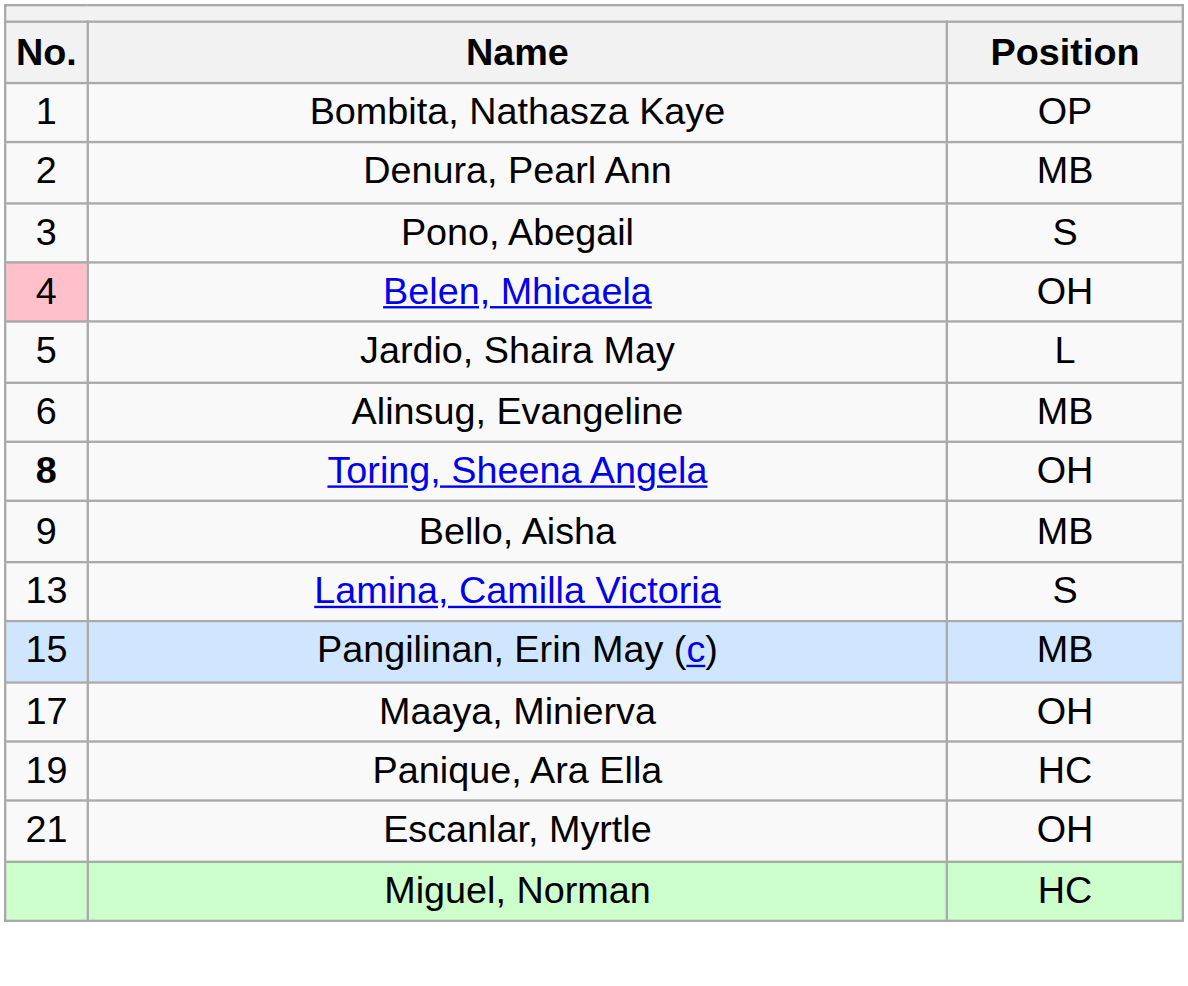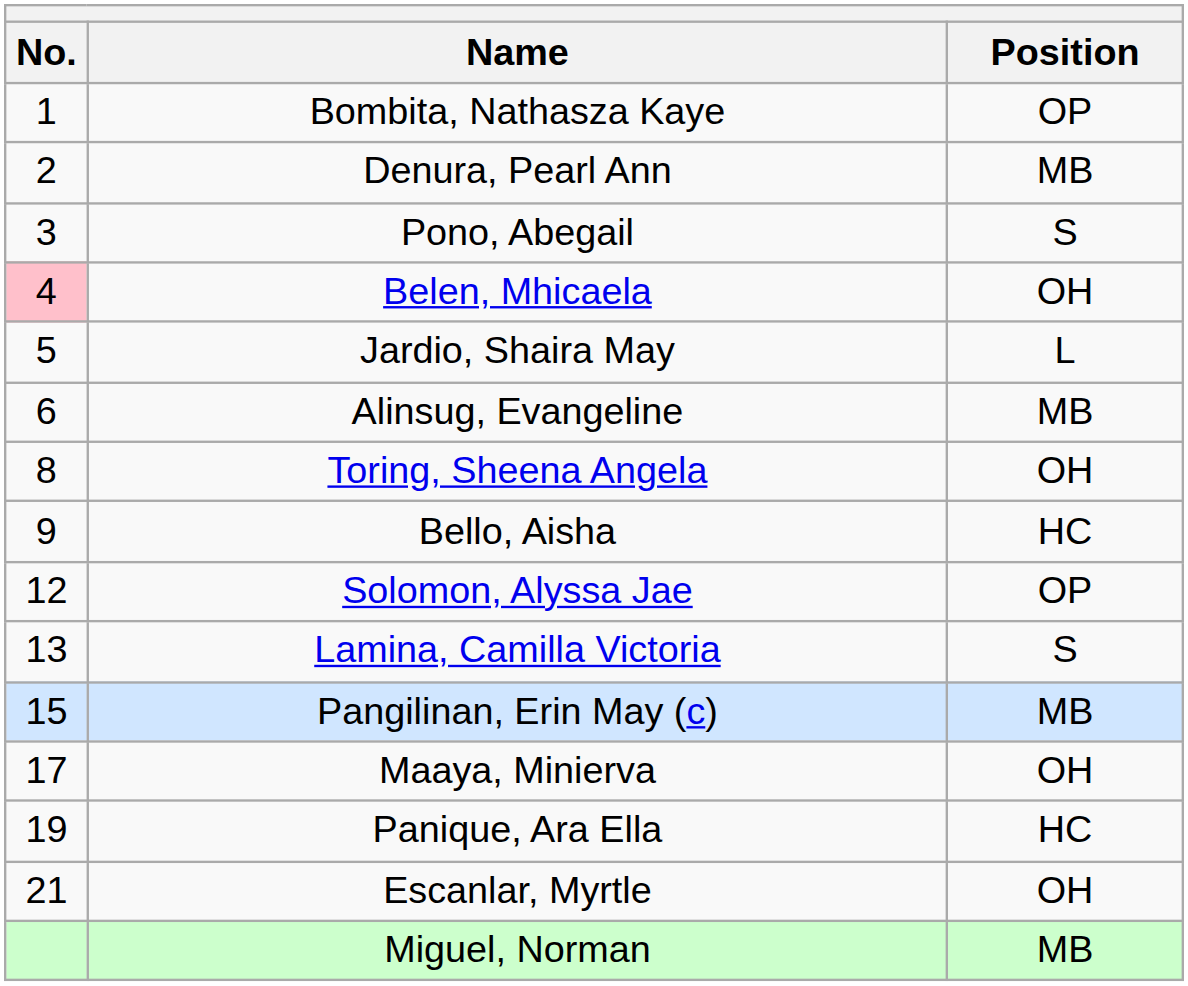(46, 471) bold -> (46, 471) normal
(1065, 530) MB -> (1065, 530) HC
+ row: (517, 590)
(1065, 890) HC -> (1065, 950) MB
